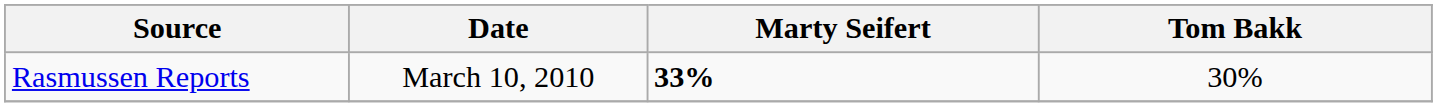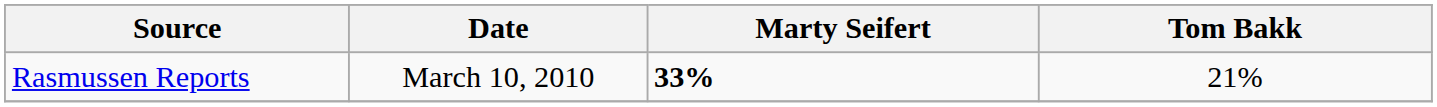(1235, 76) 30% -> (1235, 76) 21%
